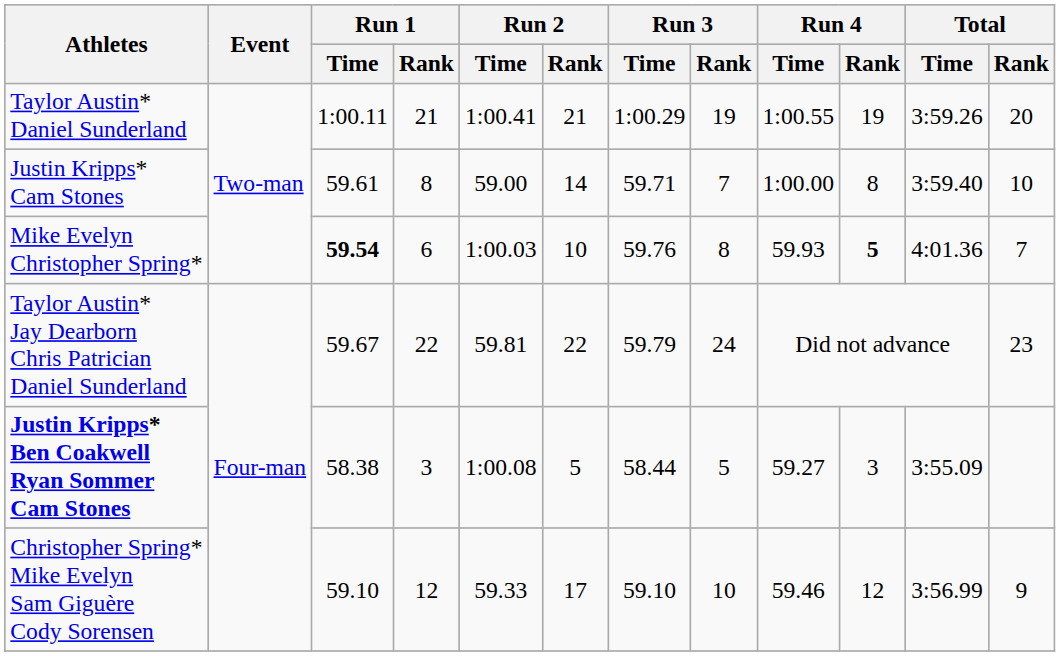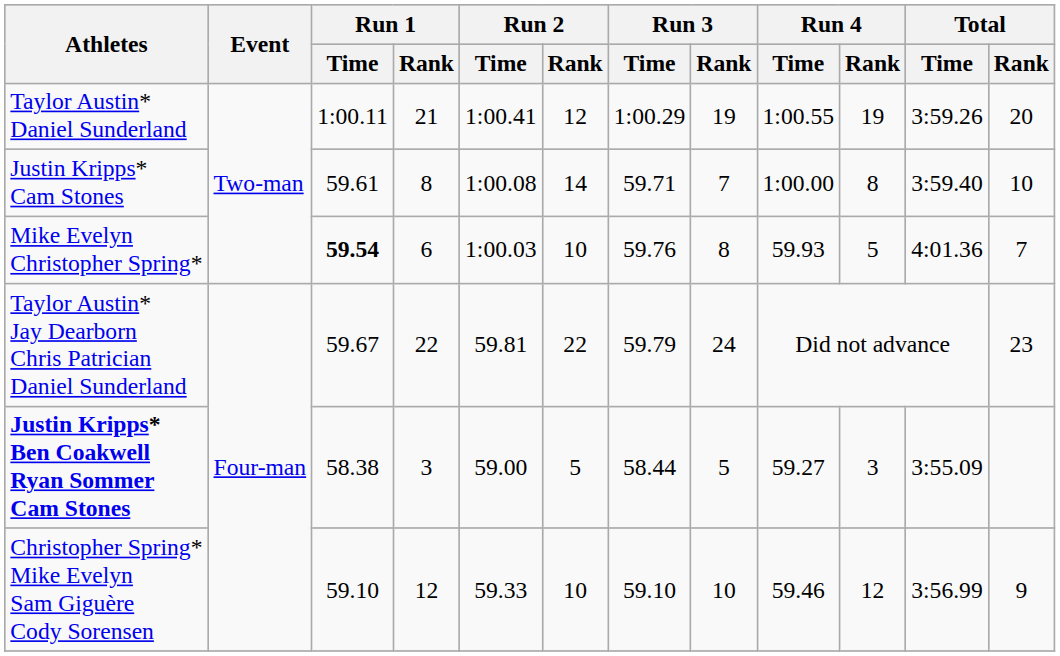(575, 116) 21 -> (575, 116) 12
(501, 183) 59.00 -> (501, 183) 1:00.08
(873, 249) bold -> (873, 249) normal
(501, 467) 1:00.08 -> (501, 467) 59.00
(575, 589) 17 -> (575, 589) 10
